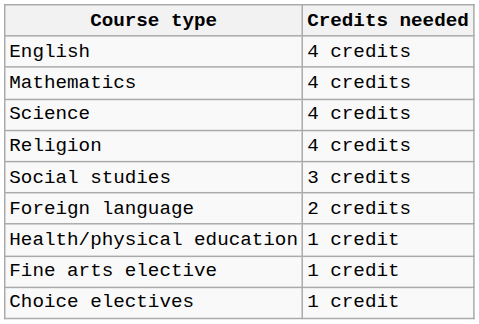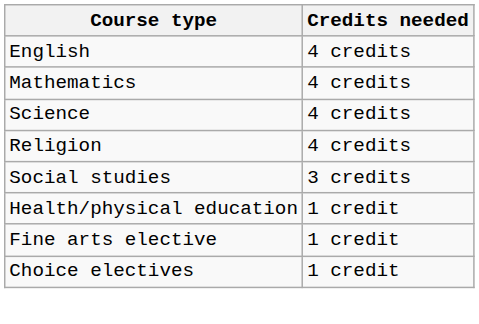- row: (102, 209)
